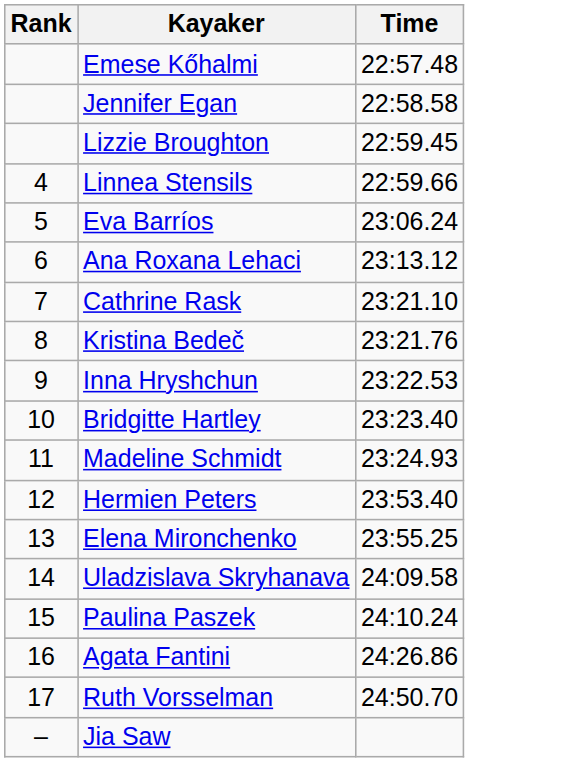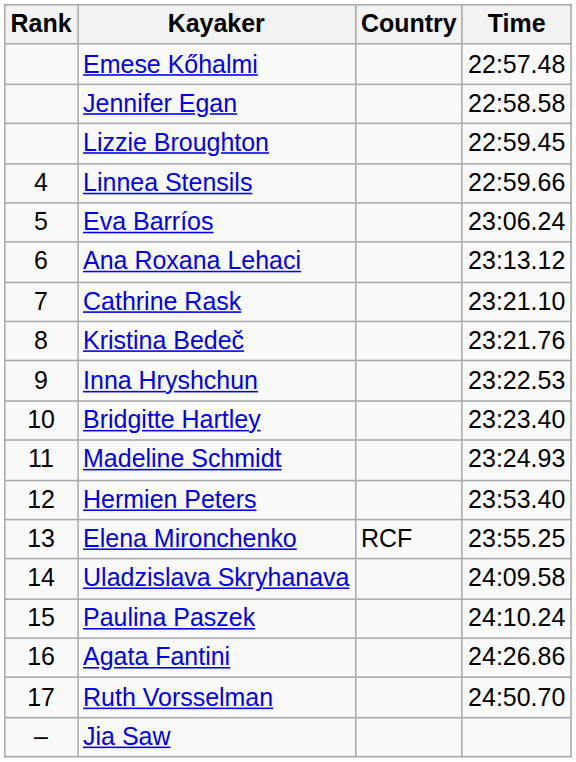+ column: (409, 24)
